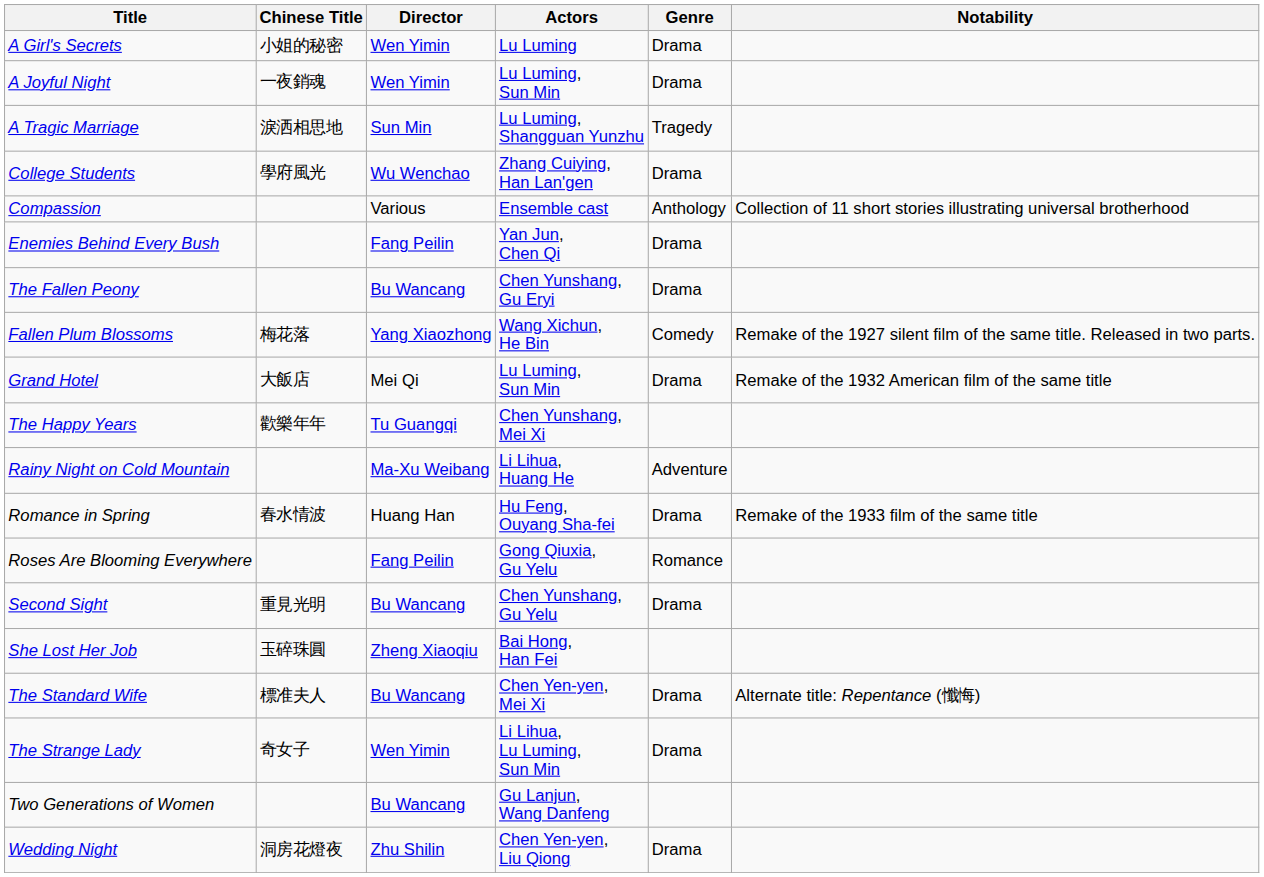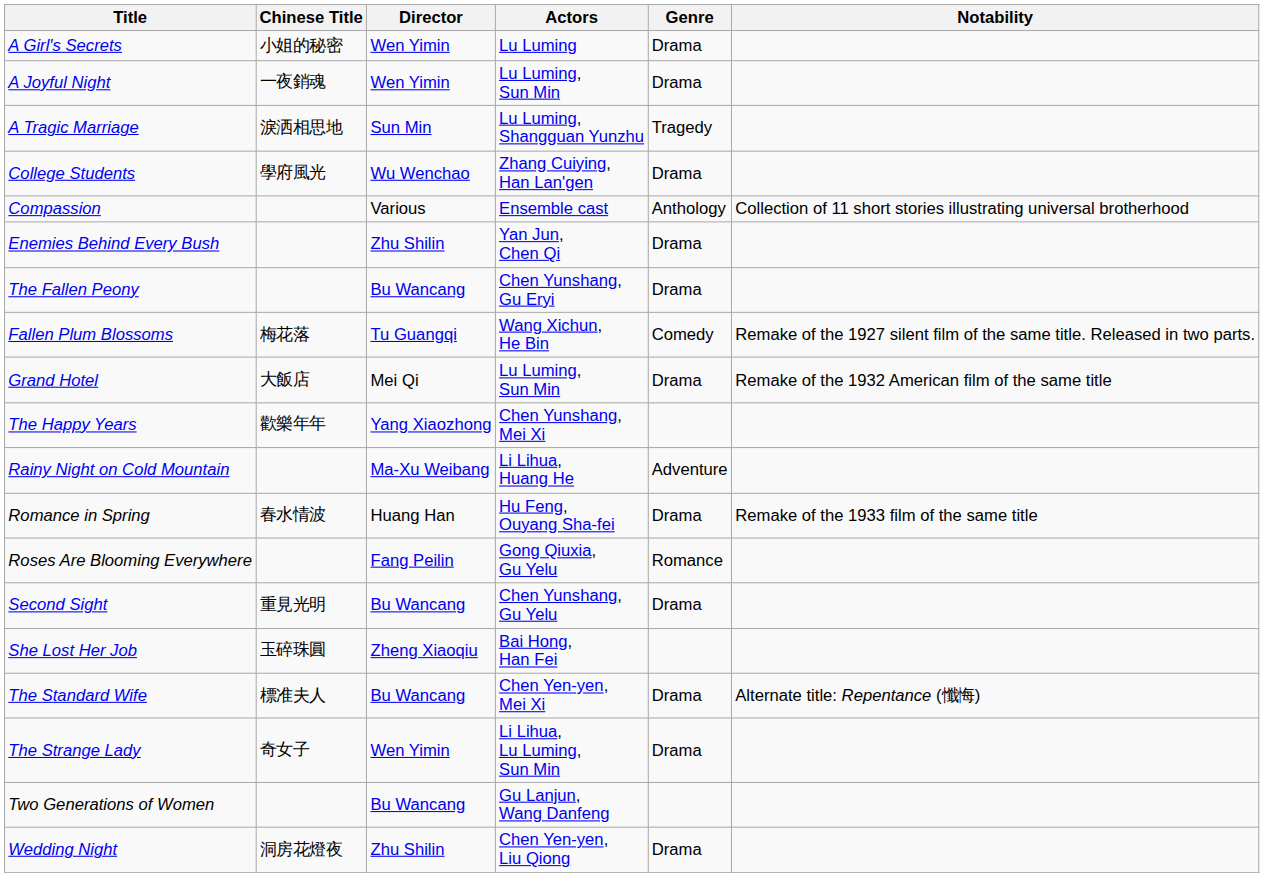(412, 244) Fang Peilin -> (408, 244) Zhu Shilin
(431, 334) Yang Xiaozhong -> (414, 334) Tu Guangqi
(414, 425) Tu Guangqi -> (431, 425) Yang Xiaozhong
